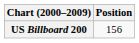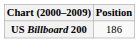(114, 29) 156 -> (114, 29) 186
